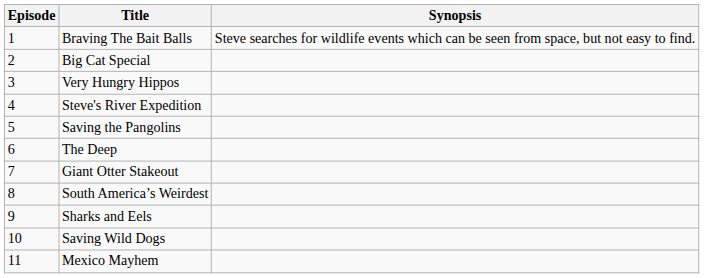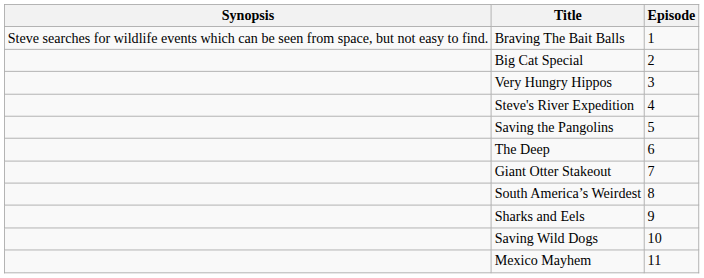columns swapped: (32, 15) <-> (455, 15)
